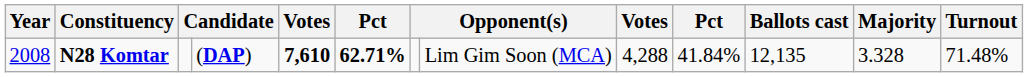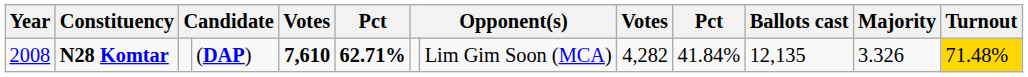(645, 54) 4,288 -> (645, 54) 4,282
(881, 54) 3.328 -> (881, 54) 3.326
(977, 54) no background -> (977, 54) gold background
